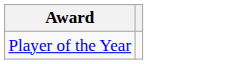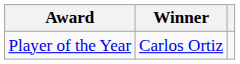+ column: (181, 18)
